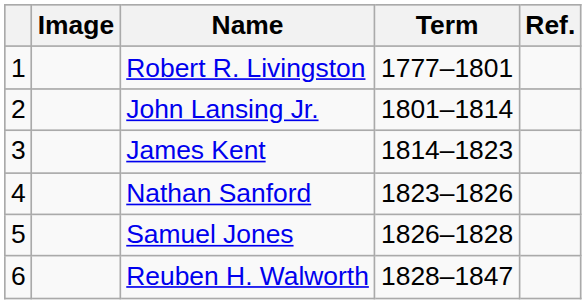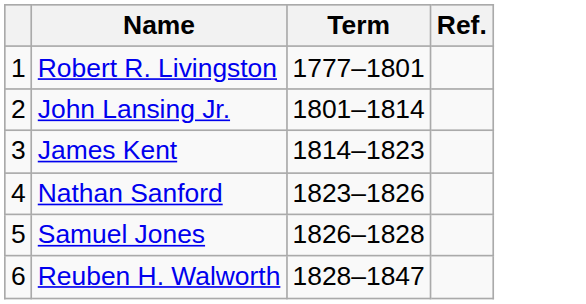- column: (76, 25)
